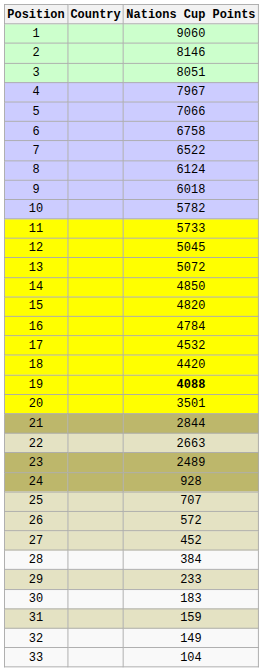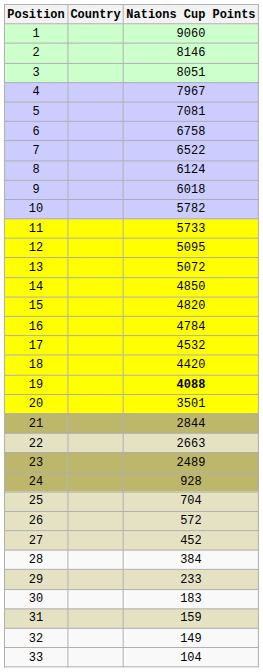(191, 112) 7066 -> (191, 112) 7081
(191, 248) 5045 -> (191, 248) 5095
(191, 502) 707 -> (191, 502) 704
